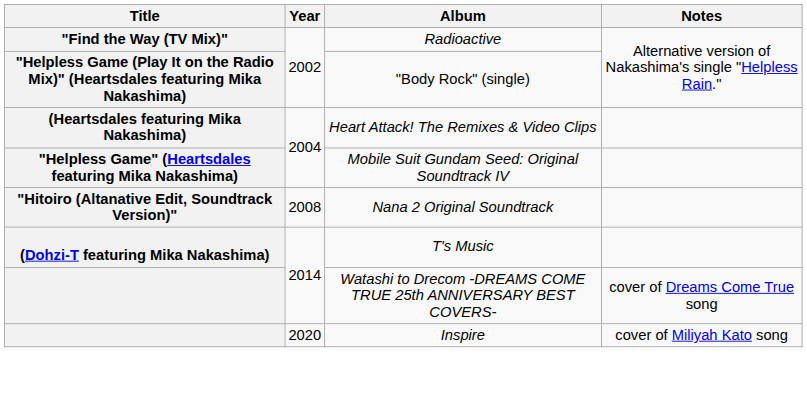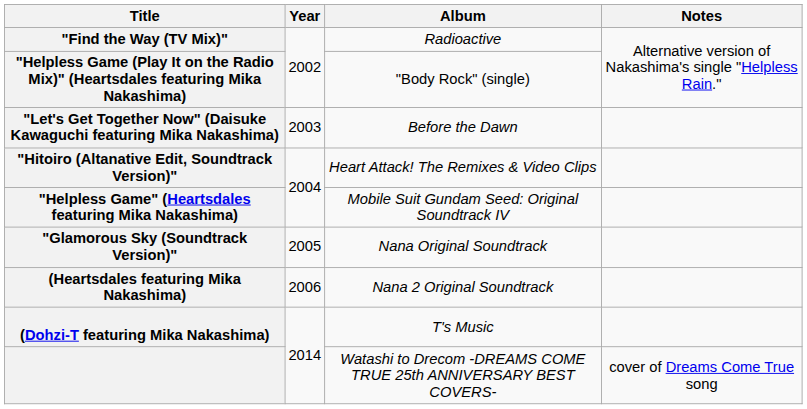+ row: (463, 127)
(145, 127) (Heartsdales featuring Mika Nakashima) -> (145, 167) "Hitoiro (Altanative Edit, Soundtrack Version)"
+ row: (463, 247)
(145, 207) "Hitoiro (Altanative Edit, Soundtrack Version)" -> (145, 287) (Heartsdales featuring Mika Nakashima)
(305, 207) 2008 -> (305, 287) 2006
- row: (463, 335)
